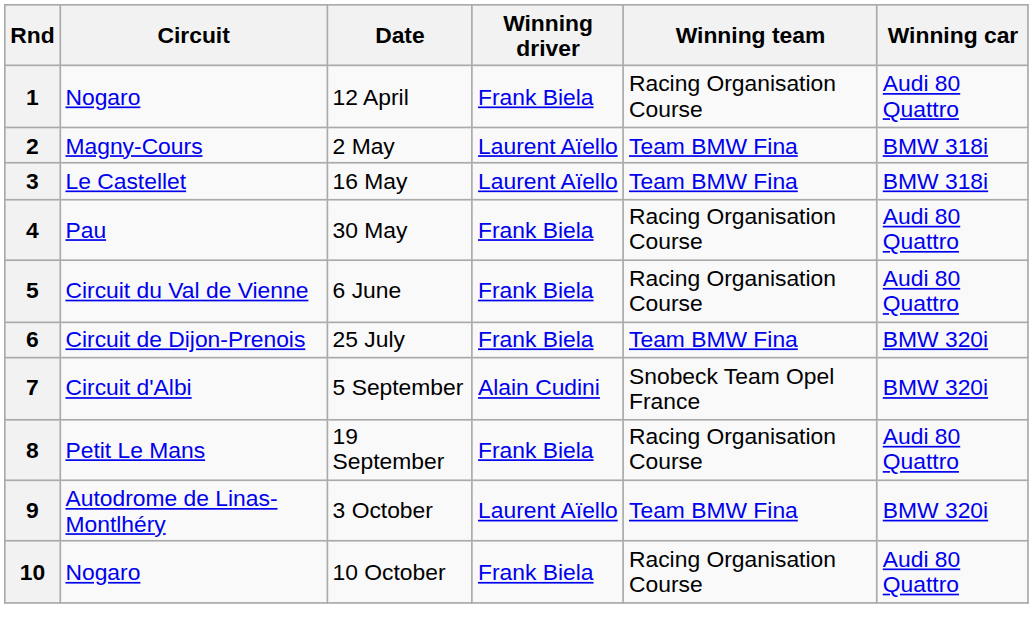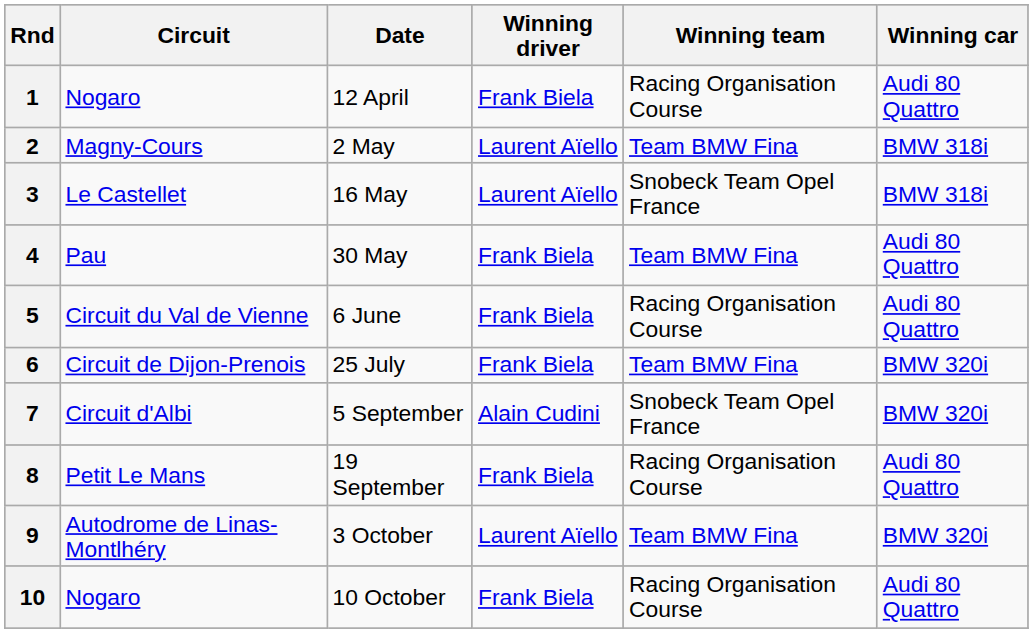(713, 181) Team BMW Fina -> (732, 193) Snobeck Team Opel France
(732, 230) Racing Organisation Course -> (713, 255) Team BMW Fina
